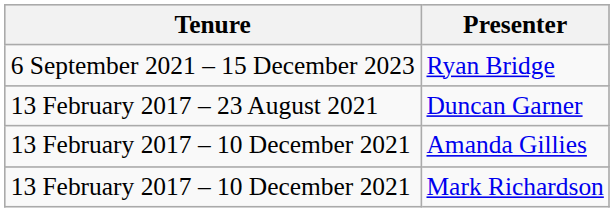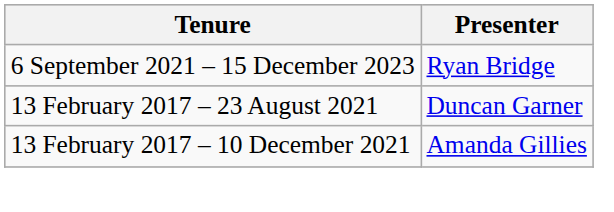- row: (515, 186)
